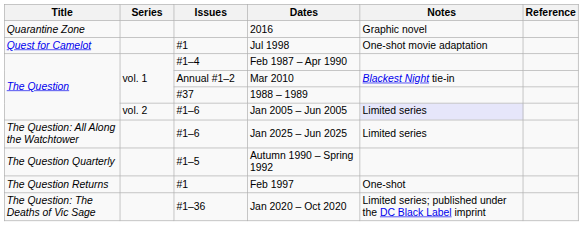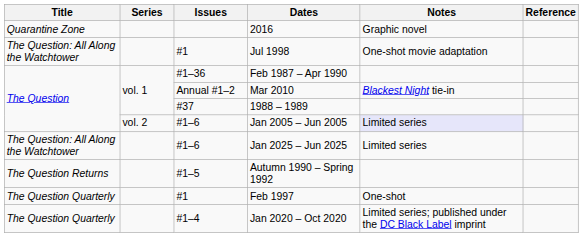(49, 45) Quest for Camelot -> (61, 51) The Question: All Along the Watchtower
(188, 62) #1–4 -> (191, 73) #1–36
(61, 162) The Question Quarterly -> (58, 173) The Question Returns
(58, 184) The Question Returns -> (61, 196) The Question Quarterly
(51, 206) The Question: The Deaths of Vic Sage -> (61, 218) The Question Quarterly
(191, 206) #1–36 -> (188, 218) #1–4
